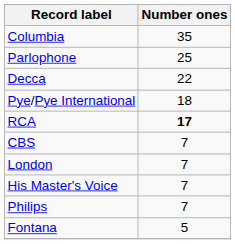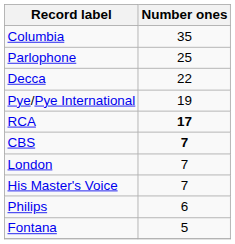(184, 100) 18 -> (184, 100) 19
(184, 143) normal -> (184, 143) bold
(184, 206) 7 -> (184, 206) 6
